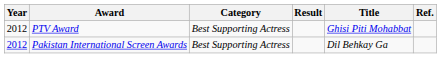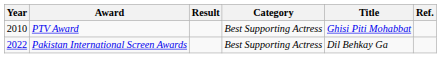columns swapped: (241, 12) <-> (308, 12)
(17, 28) 2012 -> (17, 28) 2010
(17, 45) 2012 -> (17, 45) 2022
